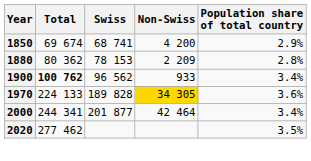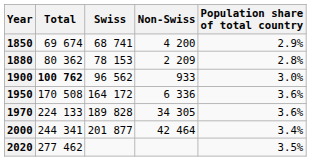(290, 78) 3.4% -> (290, 78) 3.0%
+ row: (20, 95)
(176, 95) gold background -> (176, 112) no background
